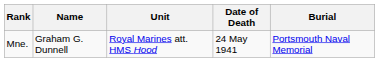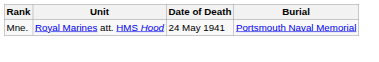- column: (70, 17)
